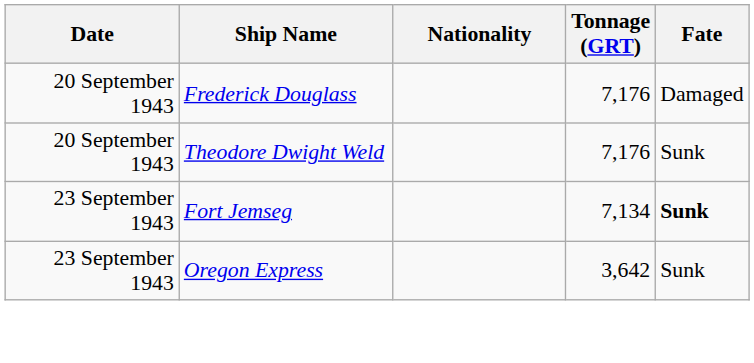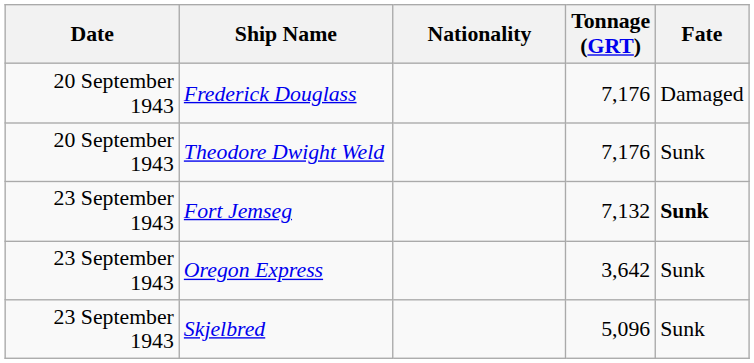(626, 210) 7,134 -> (626, 210) 7,132
+ row: (225, 328)
